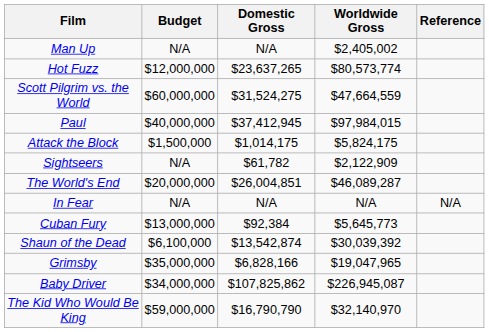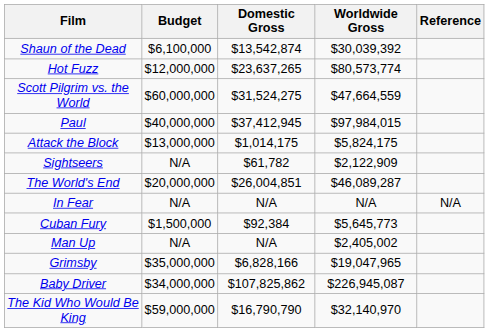rows swapped: (73, 243) <-> (73, 48)
(180, 143) $1,500,000 -> (180, 143) $13,000,000
(180, 223) $13,000,000 -> (180, 223) $1,500,000
